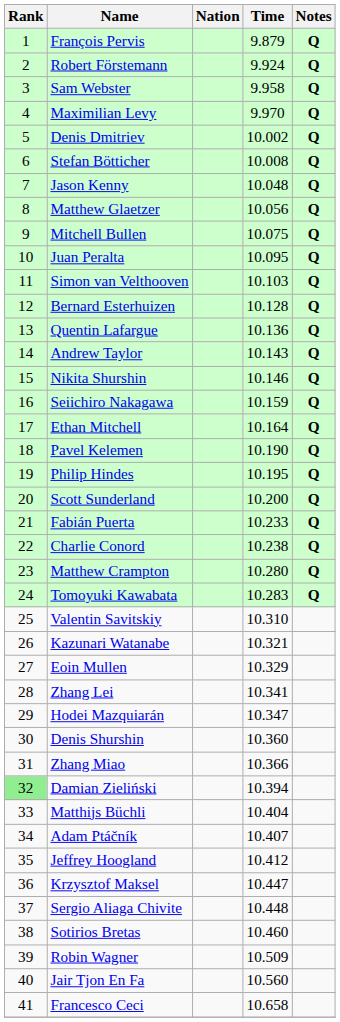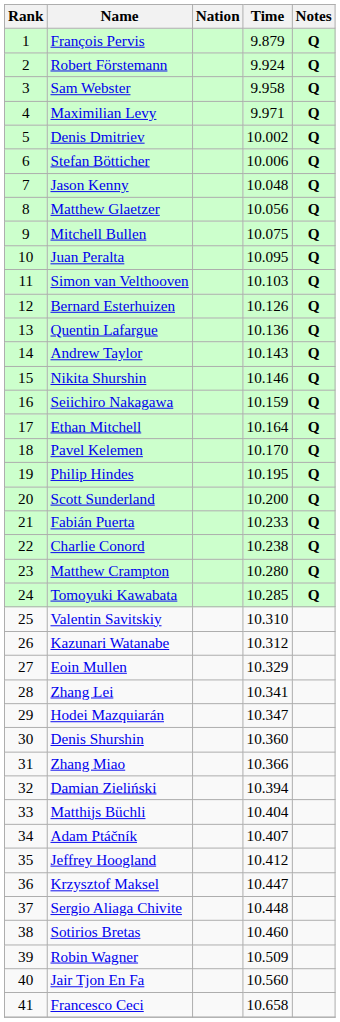(268, 112) 9.970 -> (268, 112) 9.971
(268, 161) 10.008 -> (268, 161) 10.006
(268, 305) 10.128 -> (268, 305) 10.126
(268, 450) 10.190 -> (268, 450) 10.170
(268, 595) 10.283 -> (268, 595) 10.285
(268, 643) 10.321 -> (268, 643) 10.312
(26, 787) lightgreen background -> (26, 787) no background
